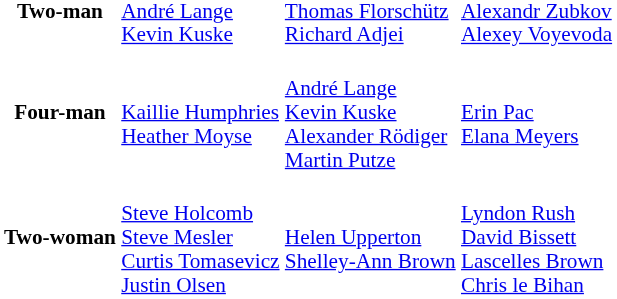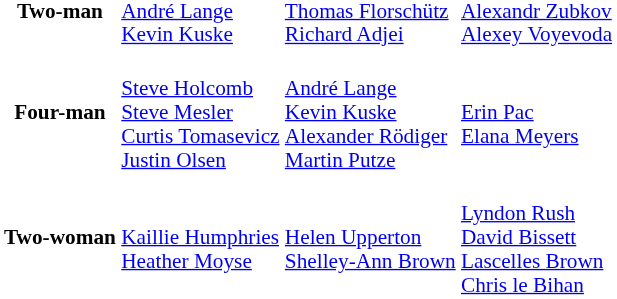(200, 123) Kaillie Humphries Heather Moyse -> (200, 123) Steve Holcomb Steve Mesler Curtis Tomasevicz Justin Olsen
(200, 248) Steve Holcomb Steve Mesler Curtis Tomasevicz Justin Olsen -> (200, 248) Kaillie Humphries Heather Moyse
